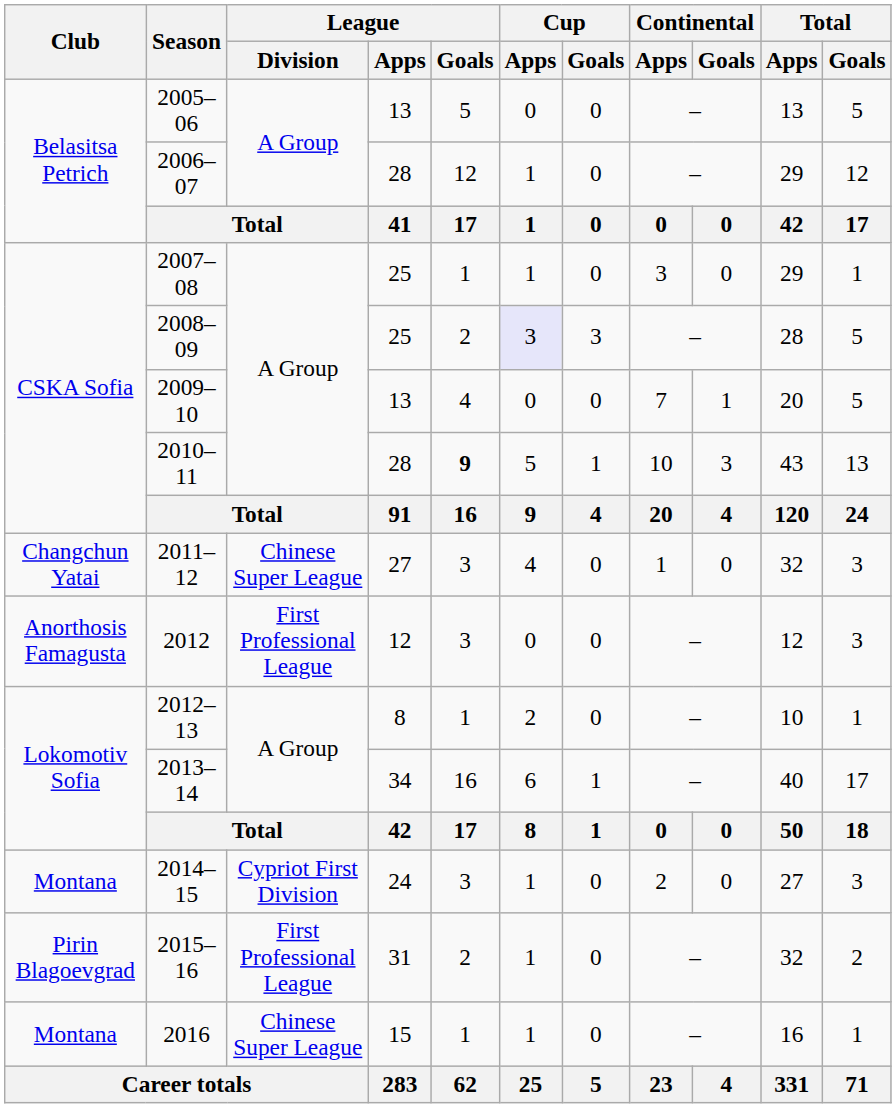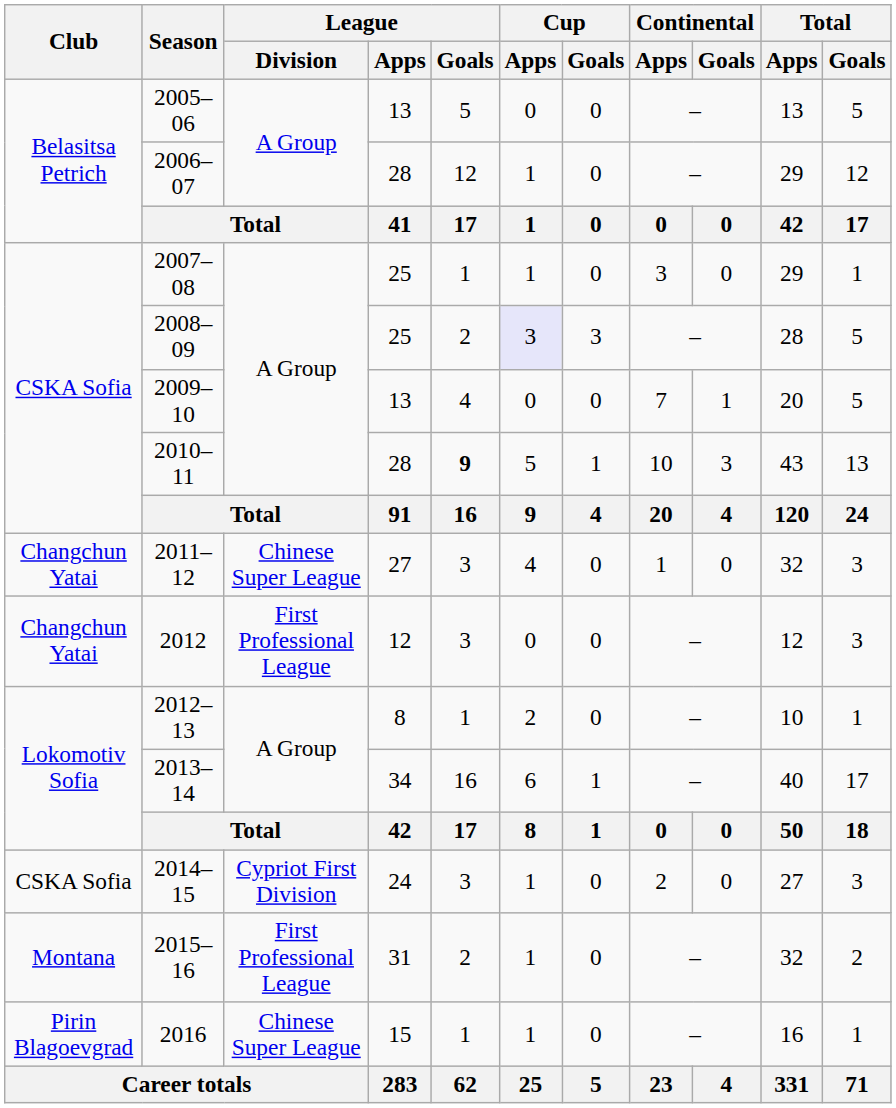(75, 640) Anorthosis Famagusta -> (74, 640) Changchun Yatai
(75, 880) Montana -> (74, 880) CSKA Sofia
(75, 957) Pirin Blagoevgrad -> (74, 957) Montana
(75, 1033) Montana -> (74, 1033) Pirin Blagoevgrad
